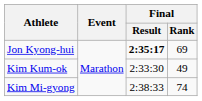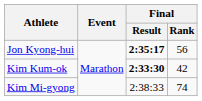(182, 50) 69 -> (182, 50) 56
(147, 68) normal -> (147, 68) bold
(182, 68) 49 -> (182, 68) 42
